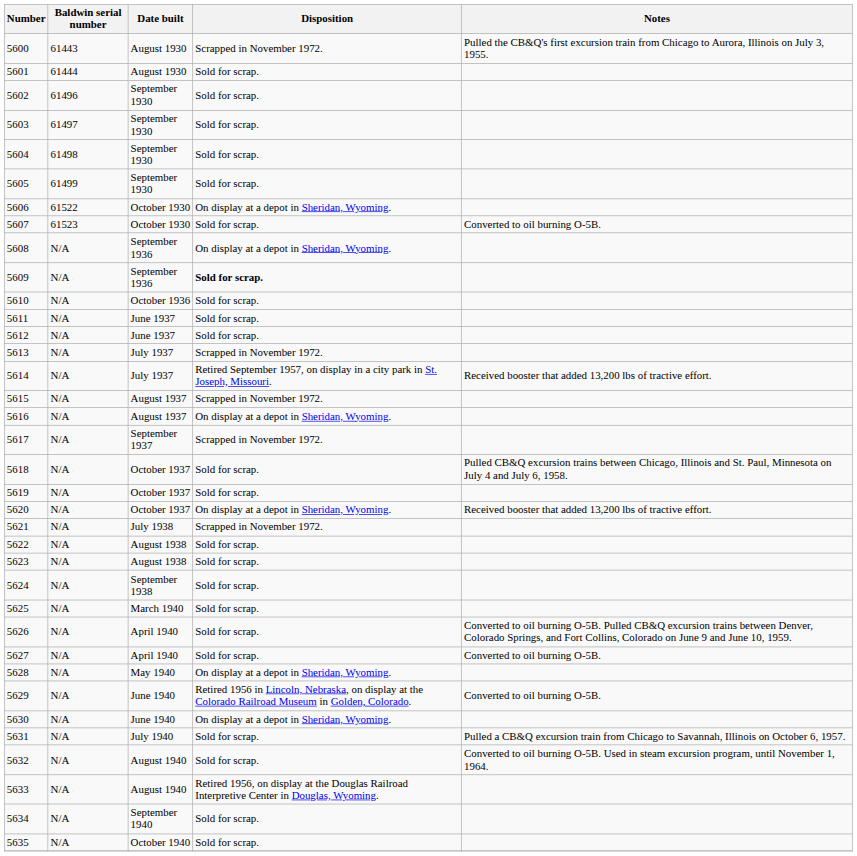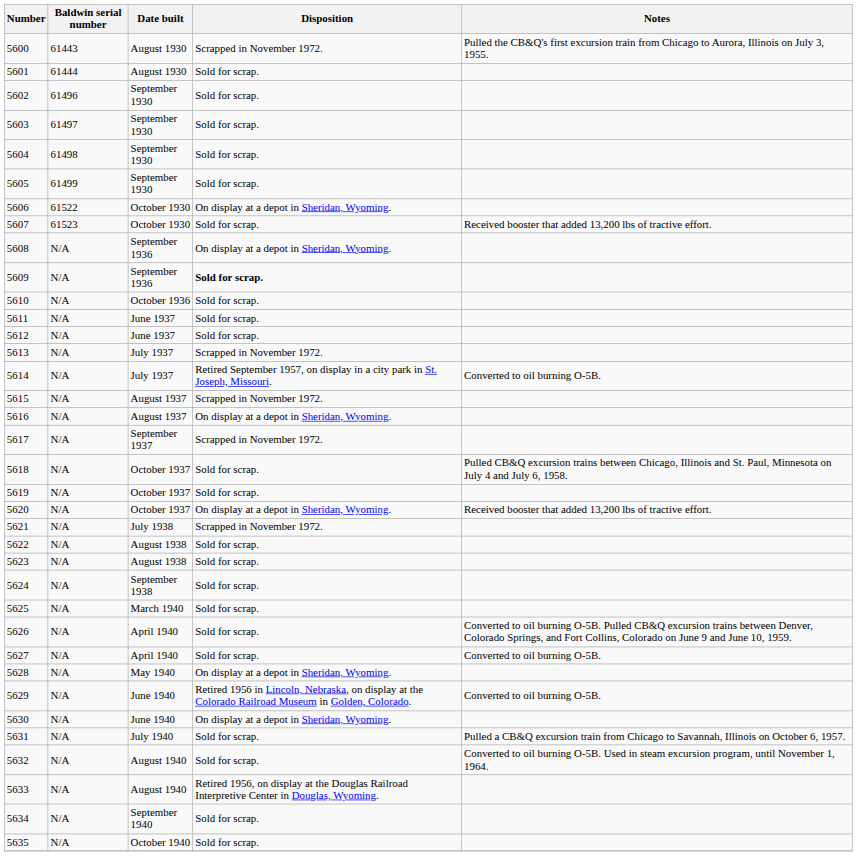(532, 224) Converted to oil burning O-5B. -> (588, 224) Received booster that added 13,200 lbs of tractive effort.
(588, 375) Received booster that added 13,200 lbs of tractive effort. -> (532, 375) Converted to oil burning O-5B.
